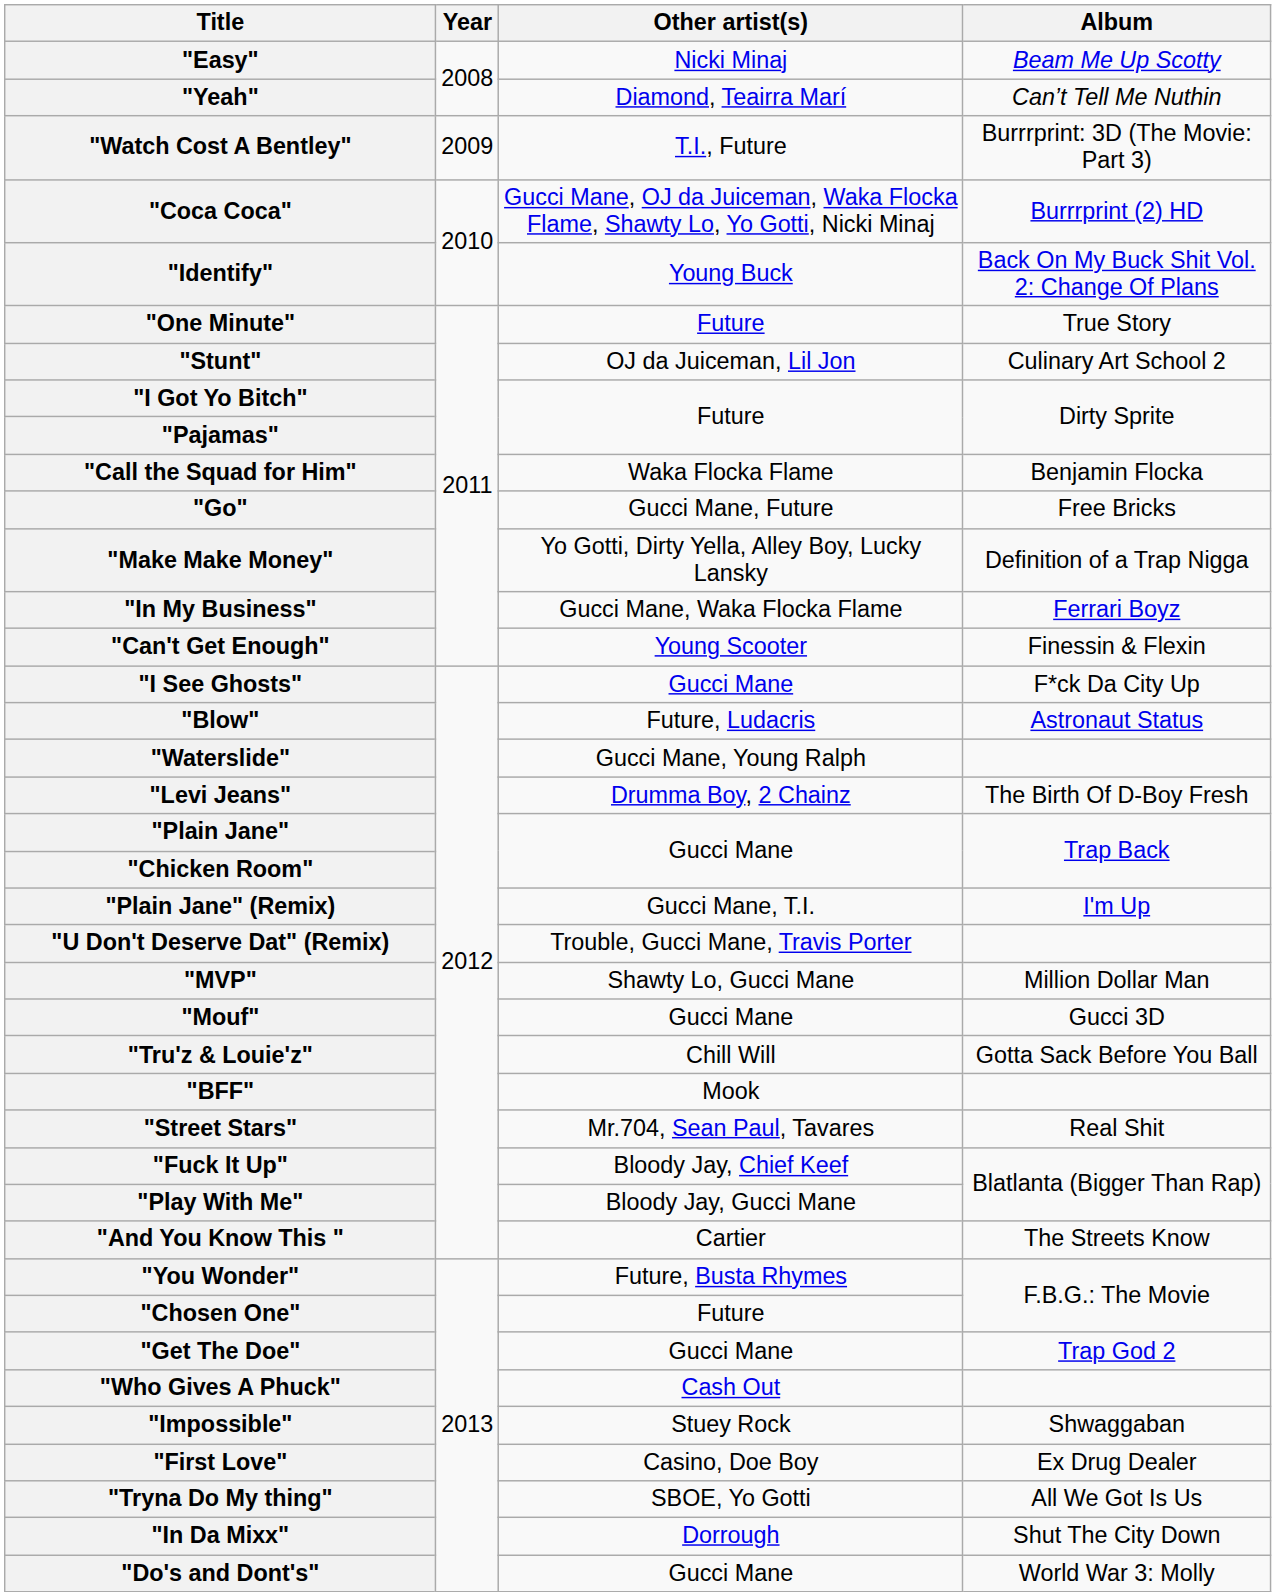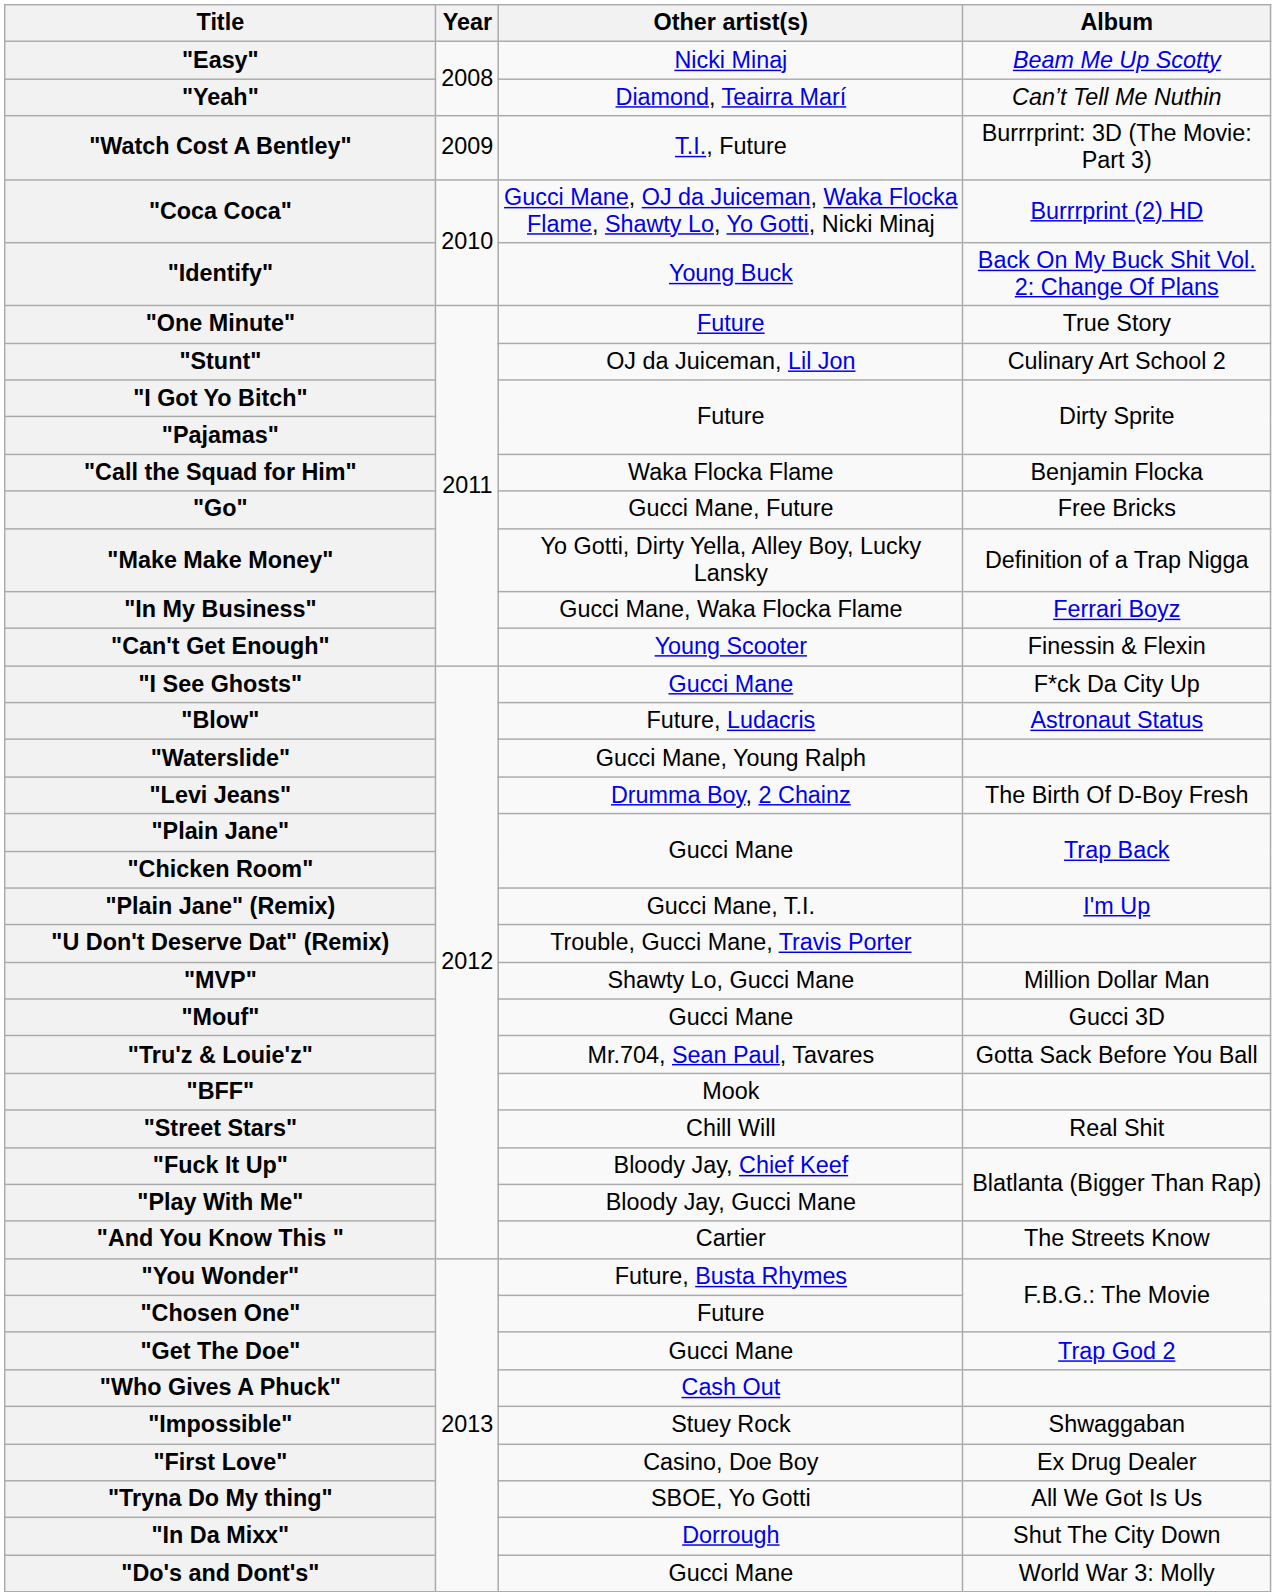(731, 1054) Chill Will -> (731, 1054) Mr.704, Sean Paul, Tavares
(731, 1128) Mr.704, Sean Paul, Tavares -> (731, 1128) Chill Will
